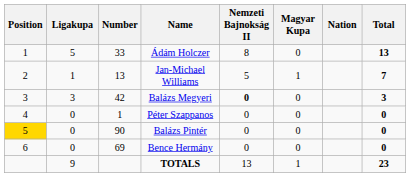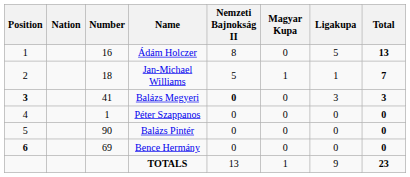columns swapped: (342, 24) <-> (72, 24)
(120, 53) 33 -> (107, 53) 16
(120, 75) 13 -> (107, 75) 18
(25, 98) normal -> (25, 98) bold
(120, 98) 42 -> (107, 98) 41
(25, 131) gold background -> (25, 131) no background
(25, 147) normal -> (25, 147) bold
